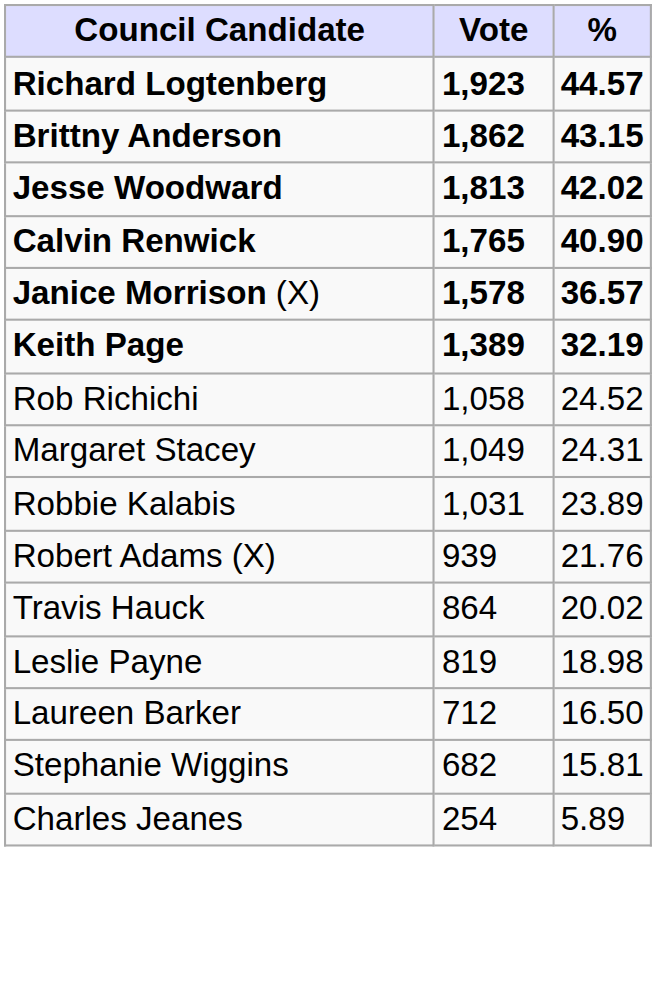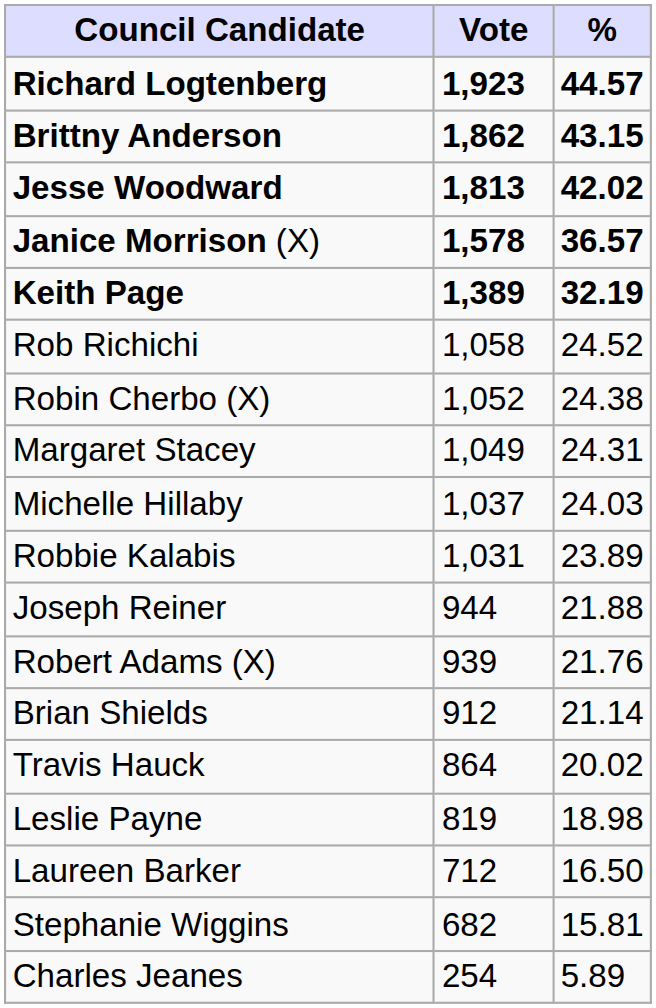- row: (134, 240)
+ row: (142, 398)
+ row: (128, 503)
+ row: (119, 608)
+ row: (110, 713)
